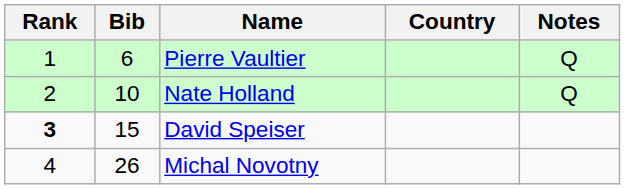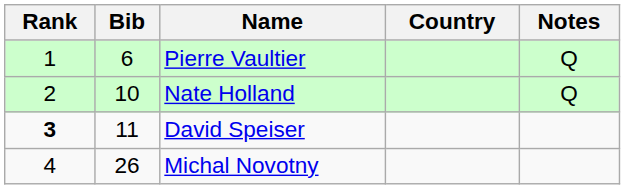(127, 129) 15 -> (127, 129) 11
